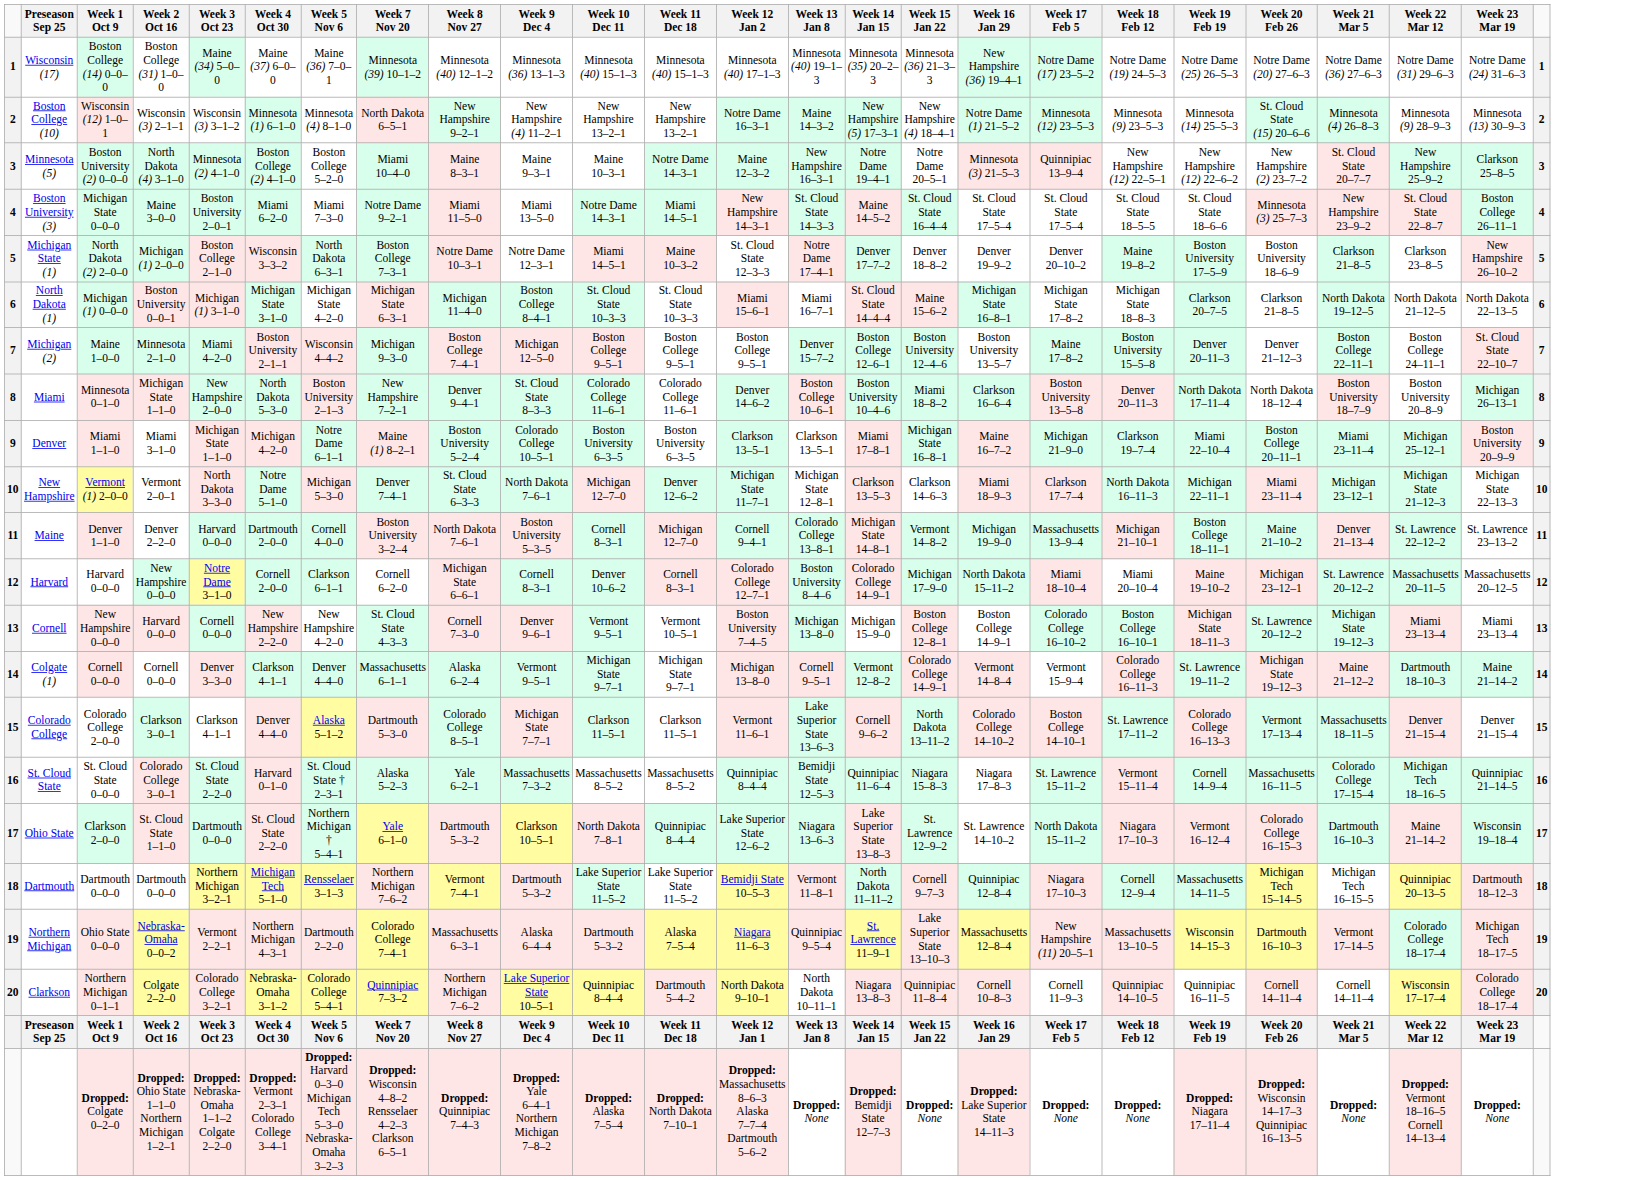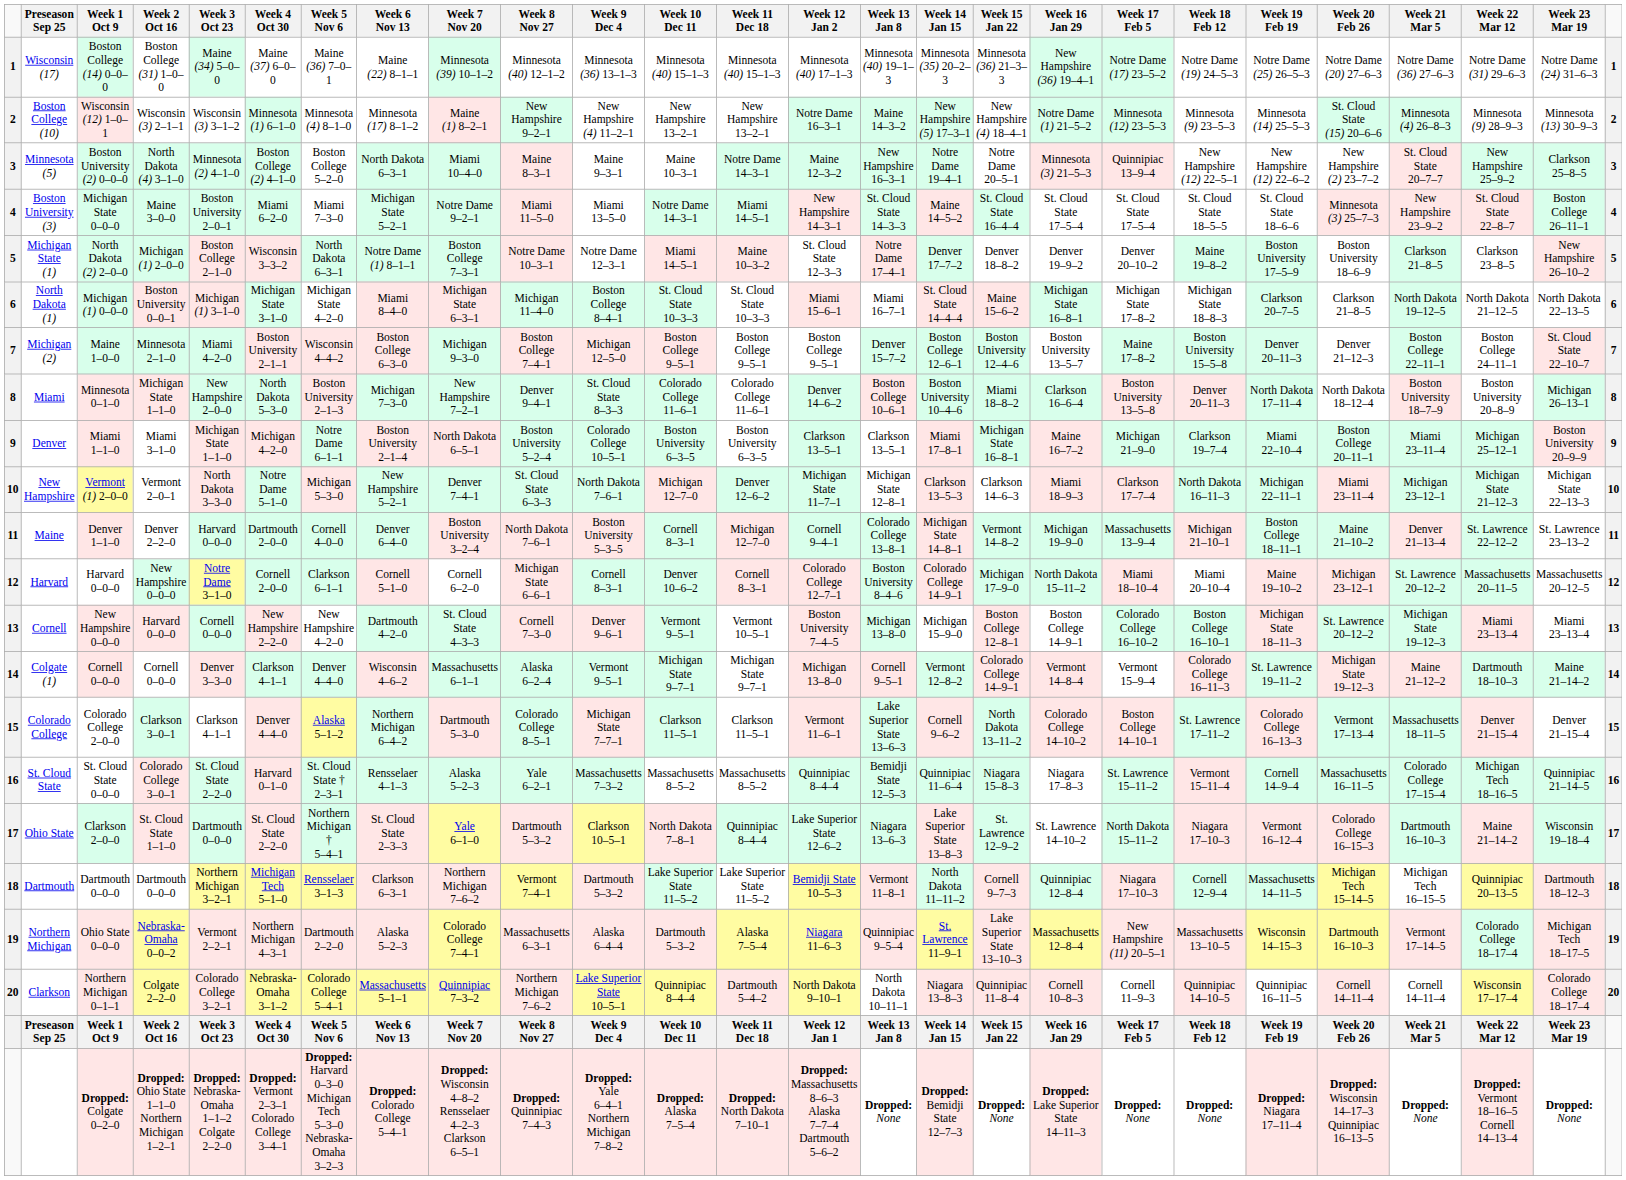+ column: (393, 21)
(393, 120) North Dakota 6–5–1 -> (465, 120) Maine (1) 8–2–1
(393, 443) Maine (1) 8–2–1 -> (465, 443) North Dakota 6–5–1
